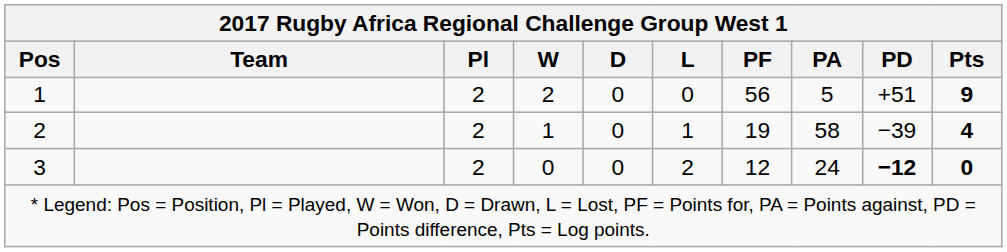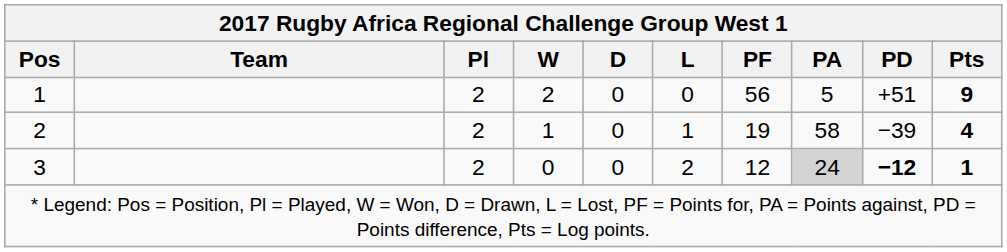(827, 167) no background -> (827, 167) lightgrey background
(967, 167) 0 -> (967, 167) 1
